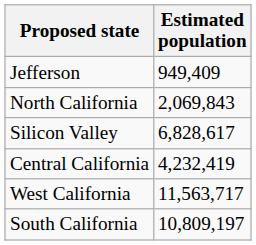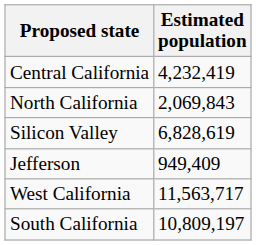rows swapped: (45, 71) <-> (80, 163)
(196, 132) 6,828,617 -> (196, 132) 6,828,619
